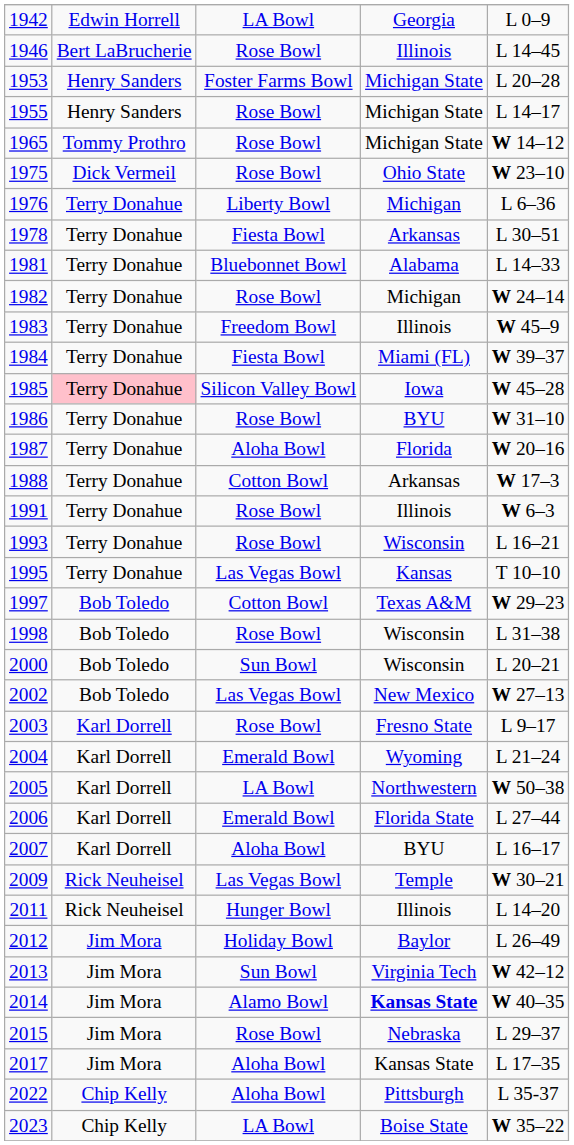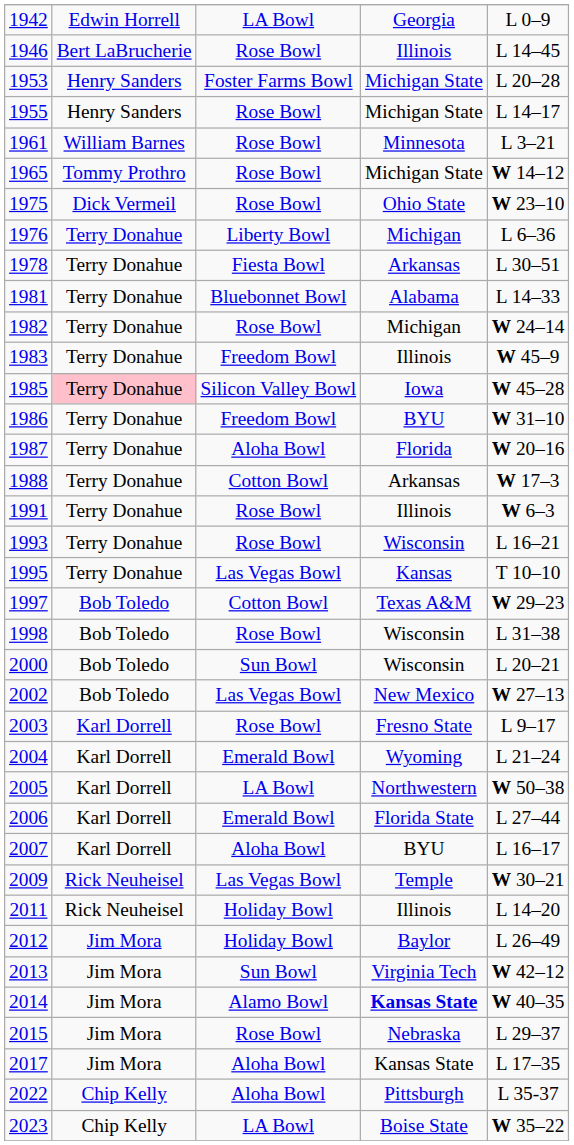+ row: (28, 142)
- row: (28, 357)
(278, 419) Rose Bowl -> (278, 419) Freedom Bowl
(278, 910) Hunger Bowl -> (278, 910) Holiday Bowl
